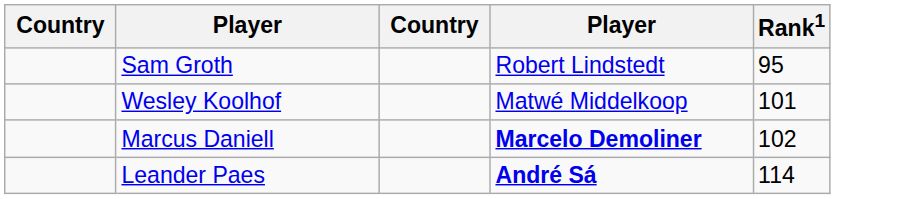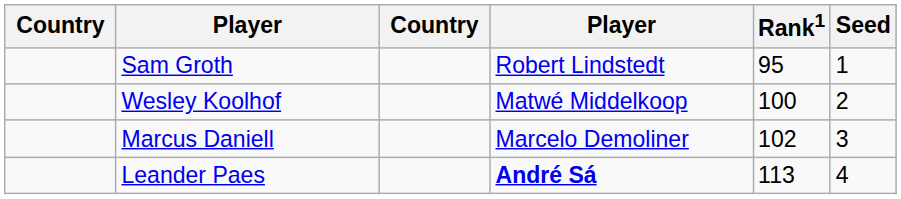+ column: (863, 25)
(777, 102) 101 -> (777, 102) 100
(599, 138) bold -> (592, 138) normal
(776, 175) 114 -> (776, 175) 113
